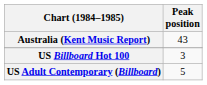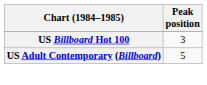- row: (84, 39)
